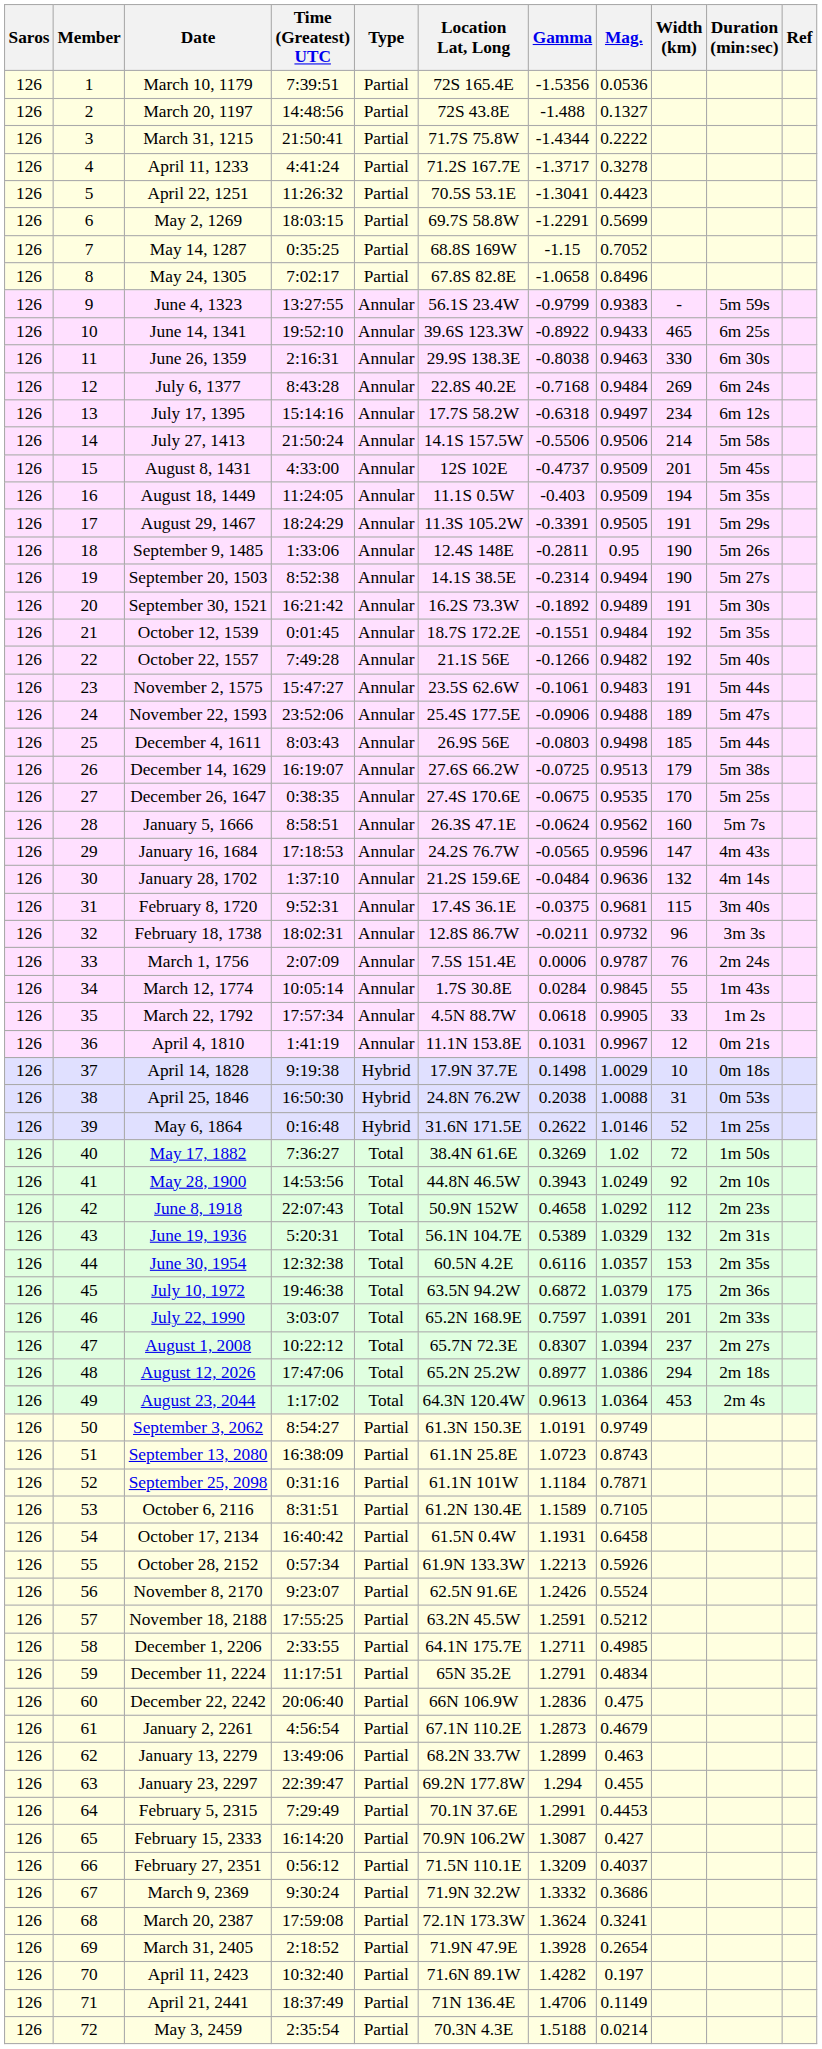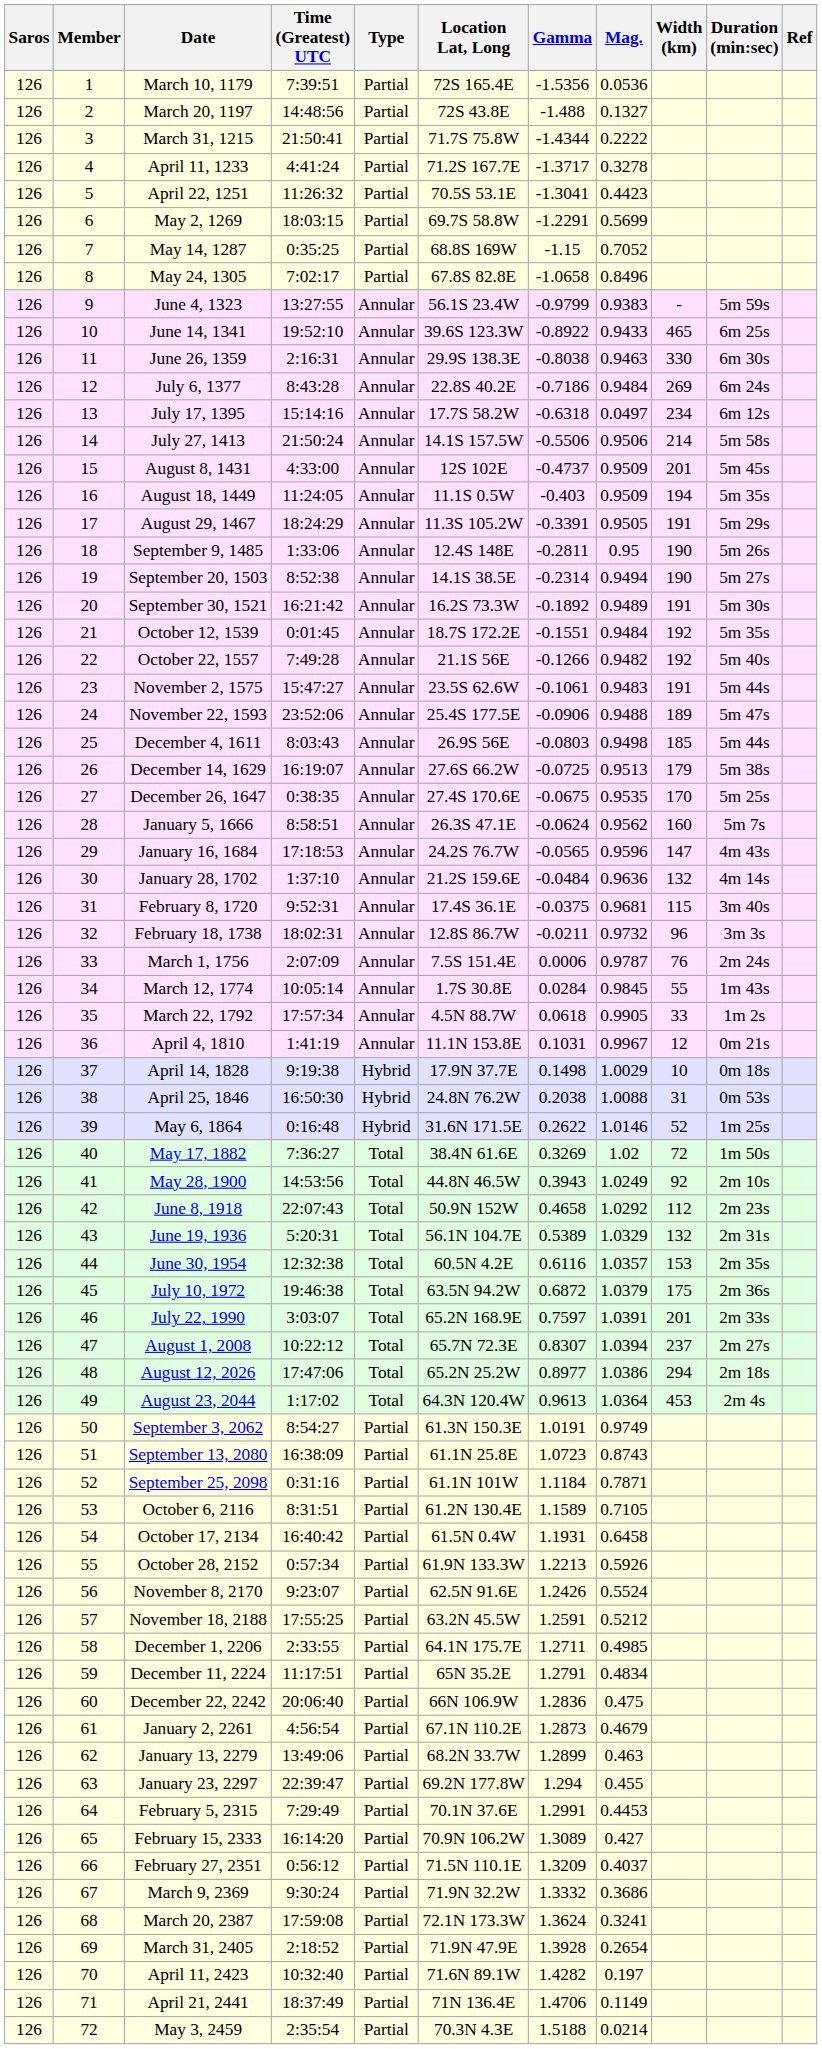(562, 385) -0.7168 -> (562, 385) -0.7186
(624, 413) 0.9497 -> (624, 413) 0.0497
(562, 1838) 1.3087 -> (562, 1838) 1.3089
